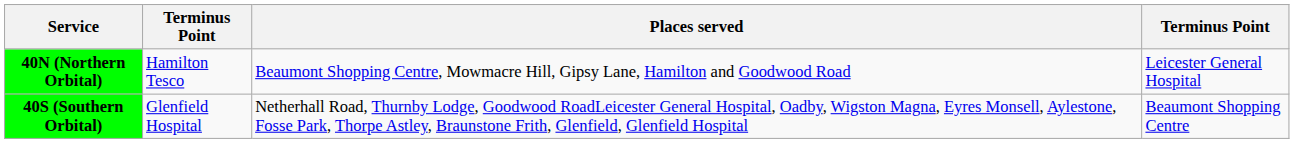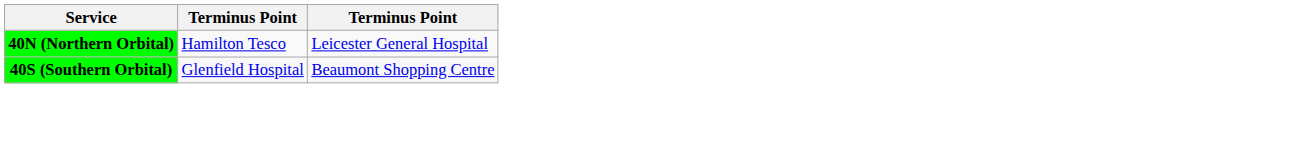- column: (696, 26)
